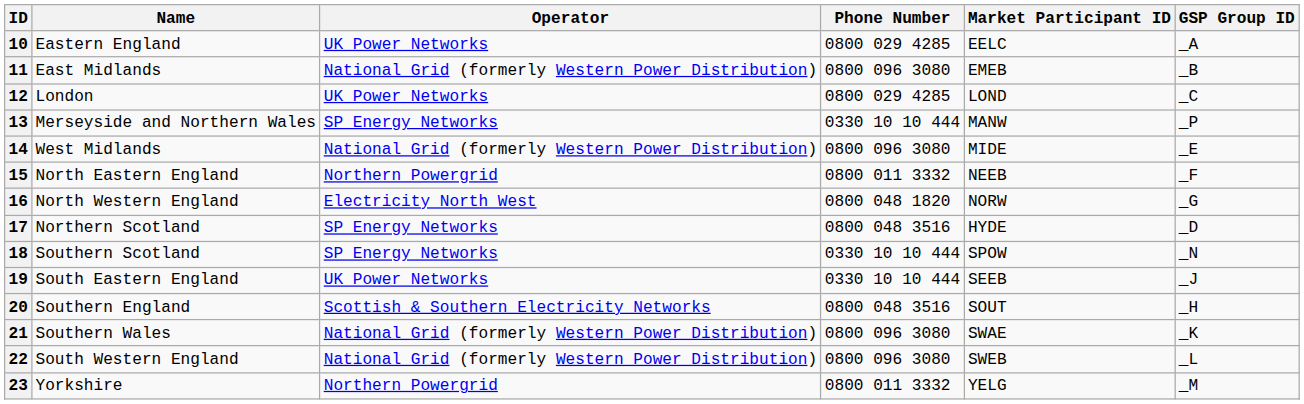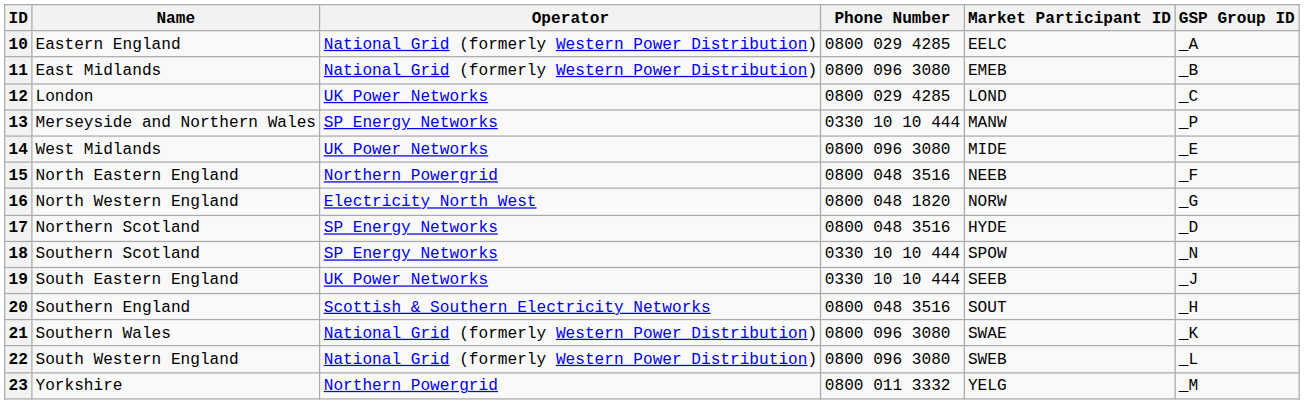(406, 44) UK Power Networks -> (570, 44) National Grid (formerly Western Power Distribution)
(570, 149) National Grid (formerly Western Power Distribution) -> (406, 149) UK Power Networks
(888, 175) 0800 011 3332 -> (888, 175) 0800 048 3516
